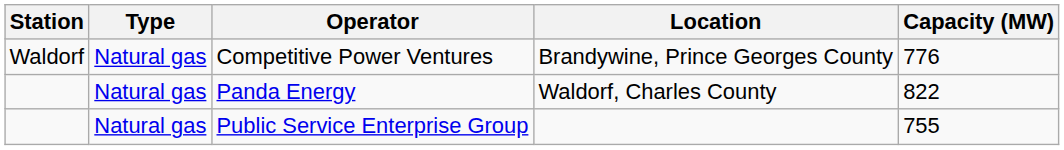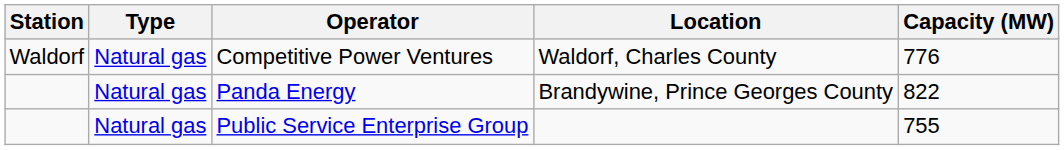(716, 56) Brandywine, Prince Georges County -> (657, 56) Waldorf, Charles County
(657, 91) Waldorf, Charles County -> (716, 91) Brandywine, Prince Georges County
